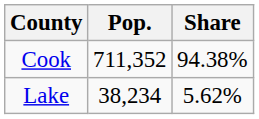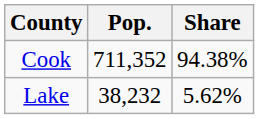(130, 95) 38,234 -> (130, 95) 38,232
